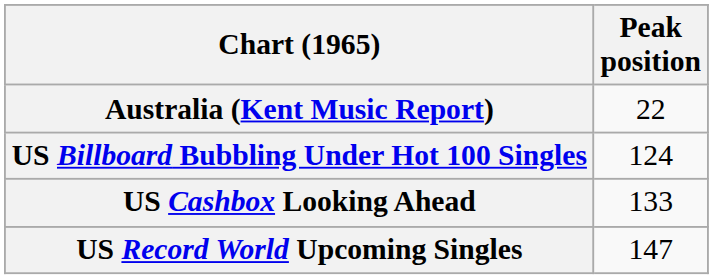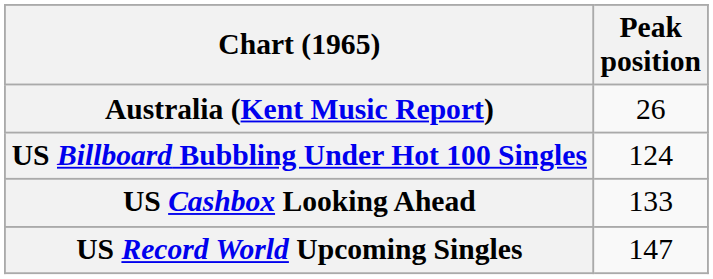(651, 108) 22 -> (651, 108) 26
